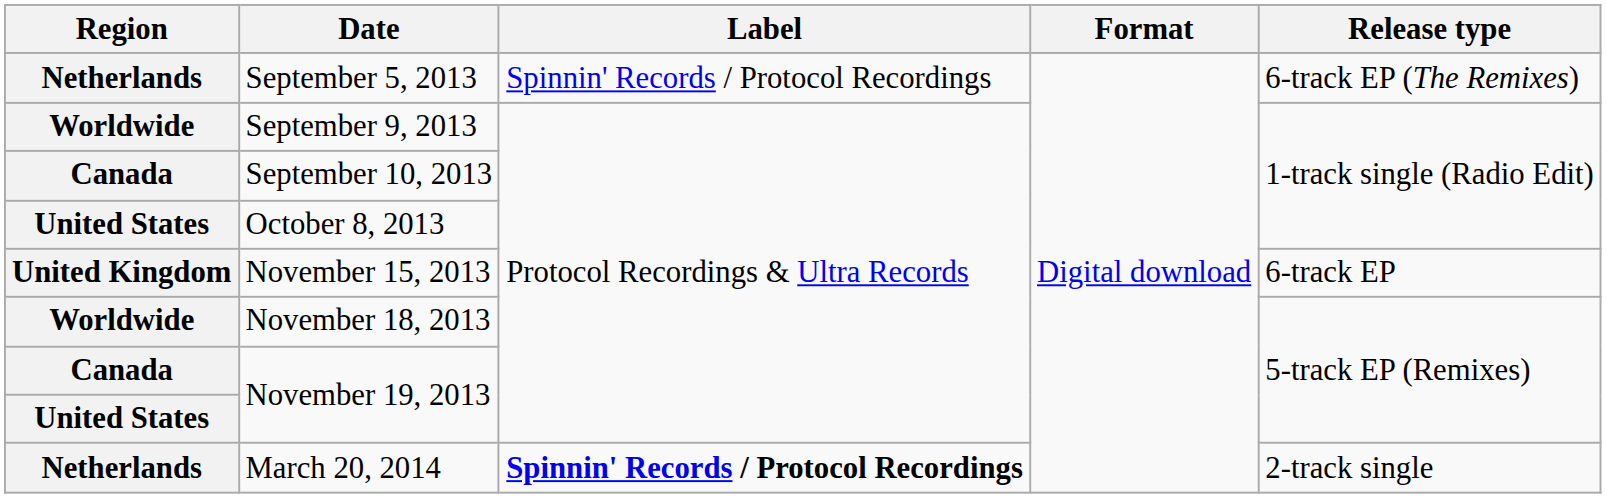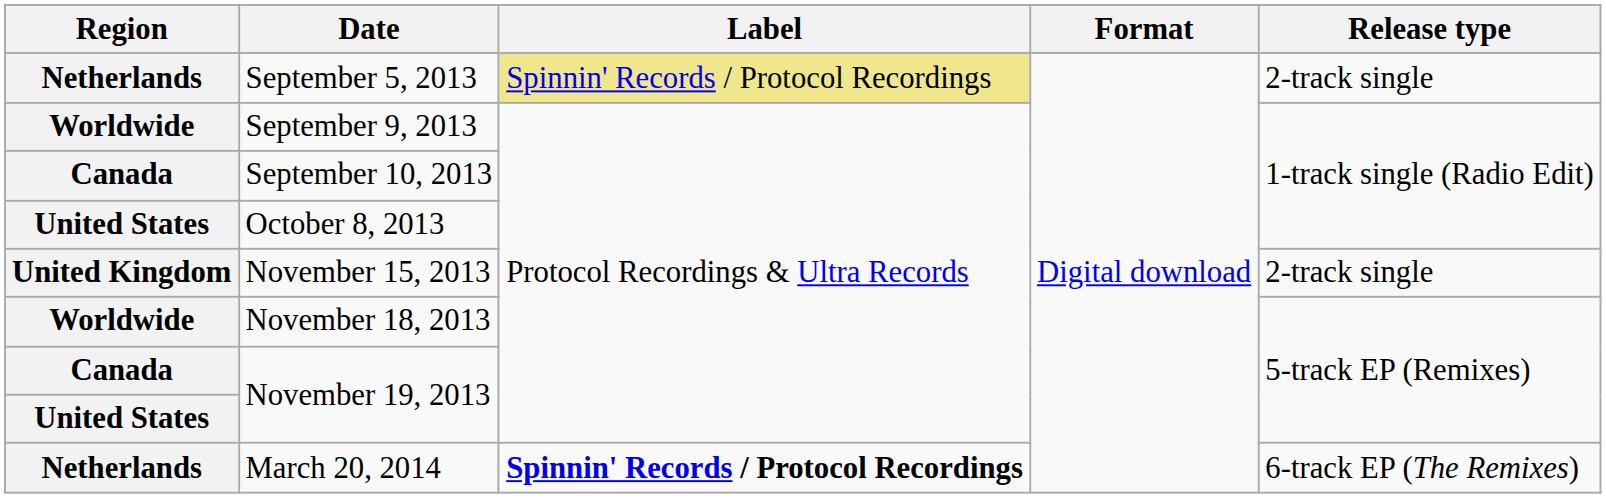(749, 77) no background -> (749, 77) khaki background
(1422, 77) 6-track EP (The Remixes) -> (1349, 77) 2-track single
(1331, 272) 6-track EP -> (1349, 272) 2-track single
(1349, 467) 2-track single -> (1422, 467) 6-track EP (The Remixes)
